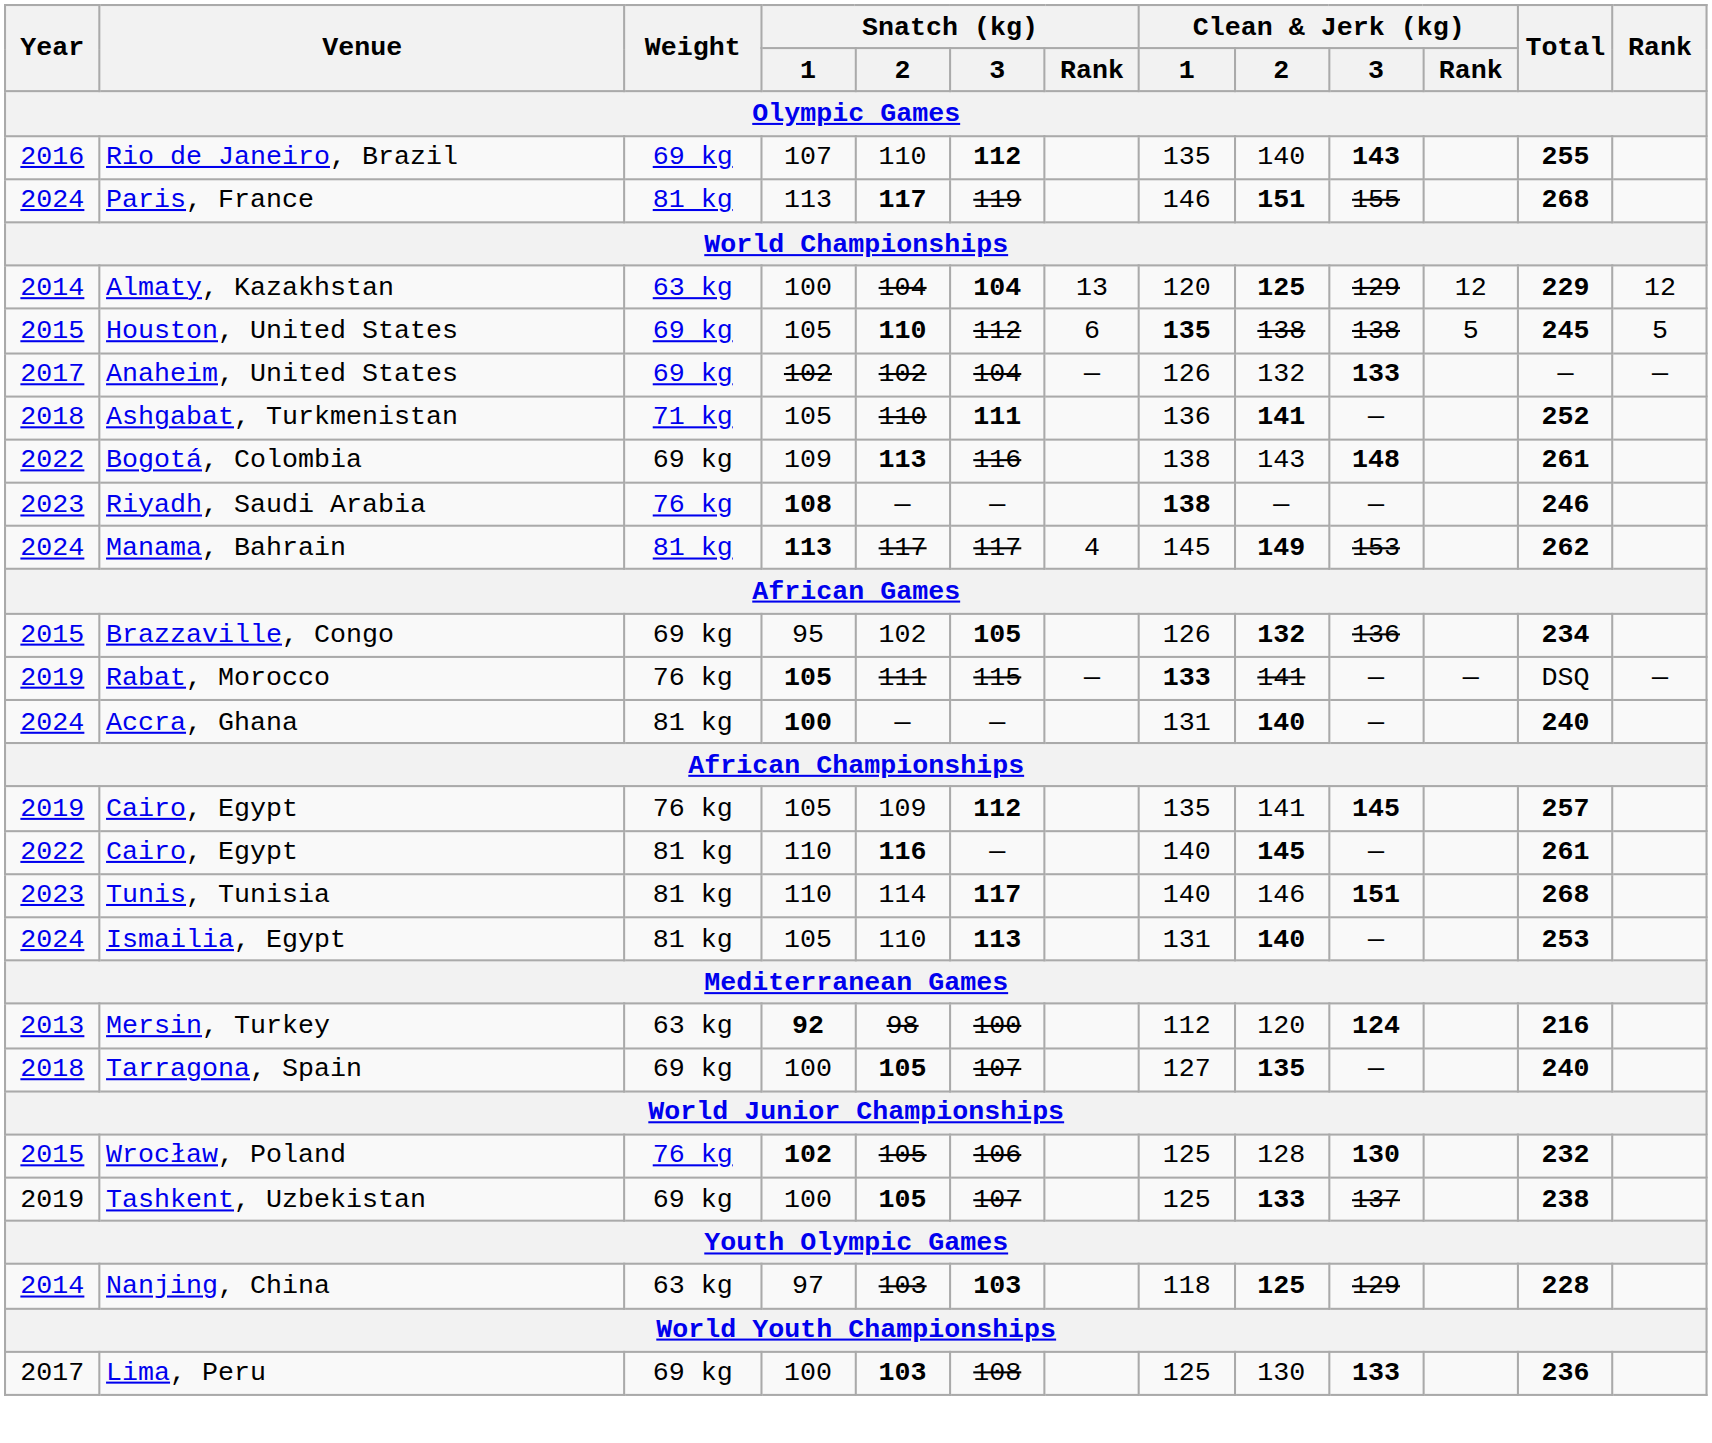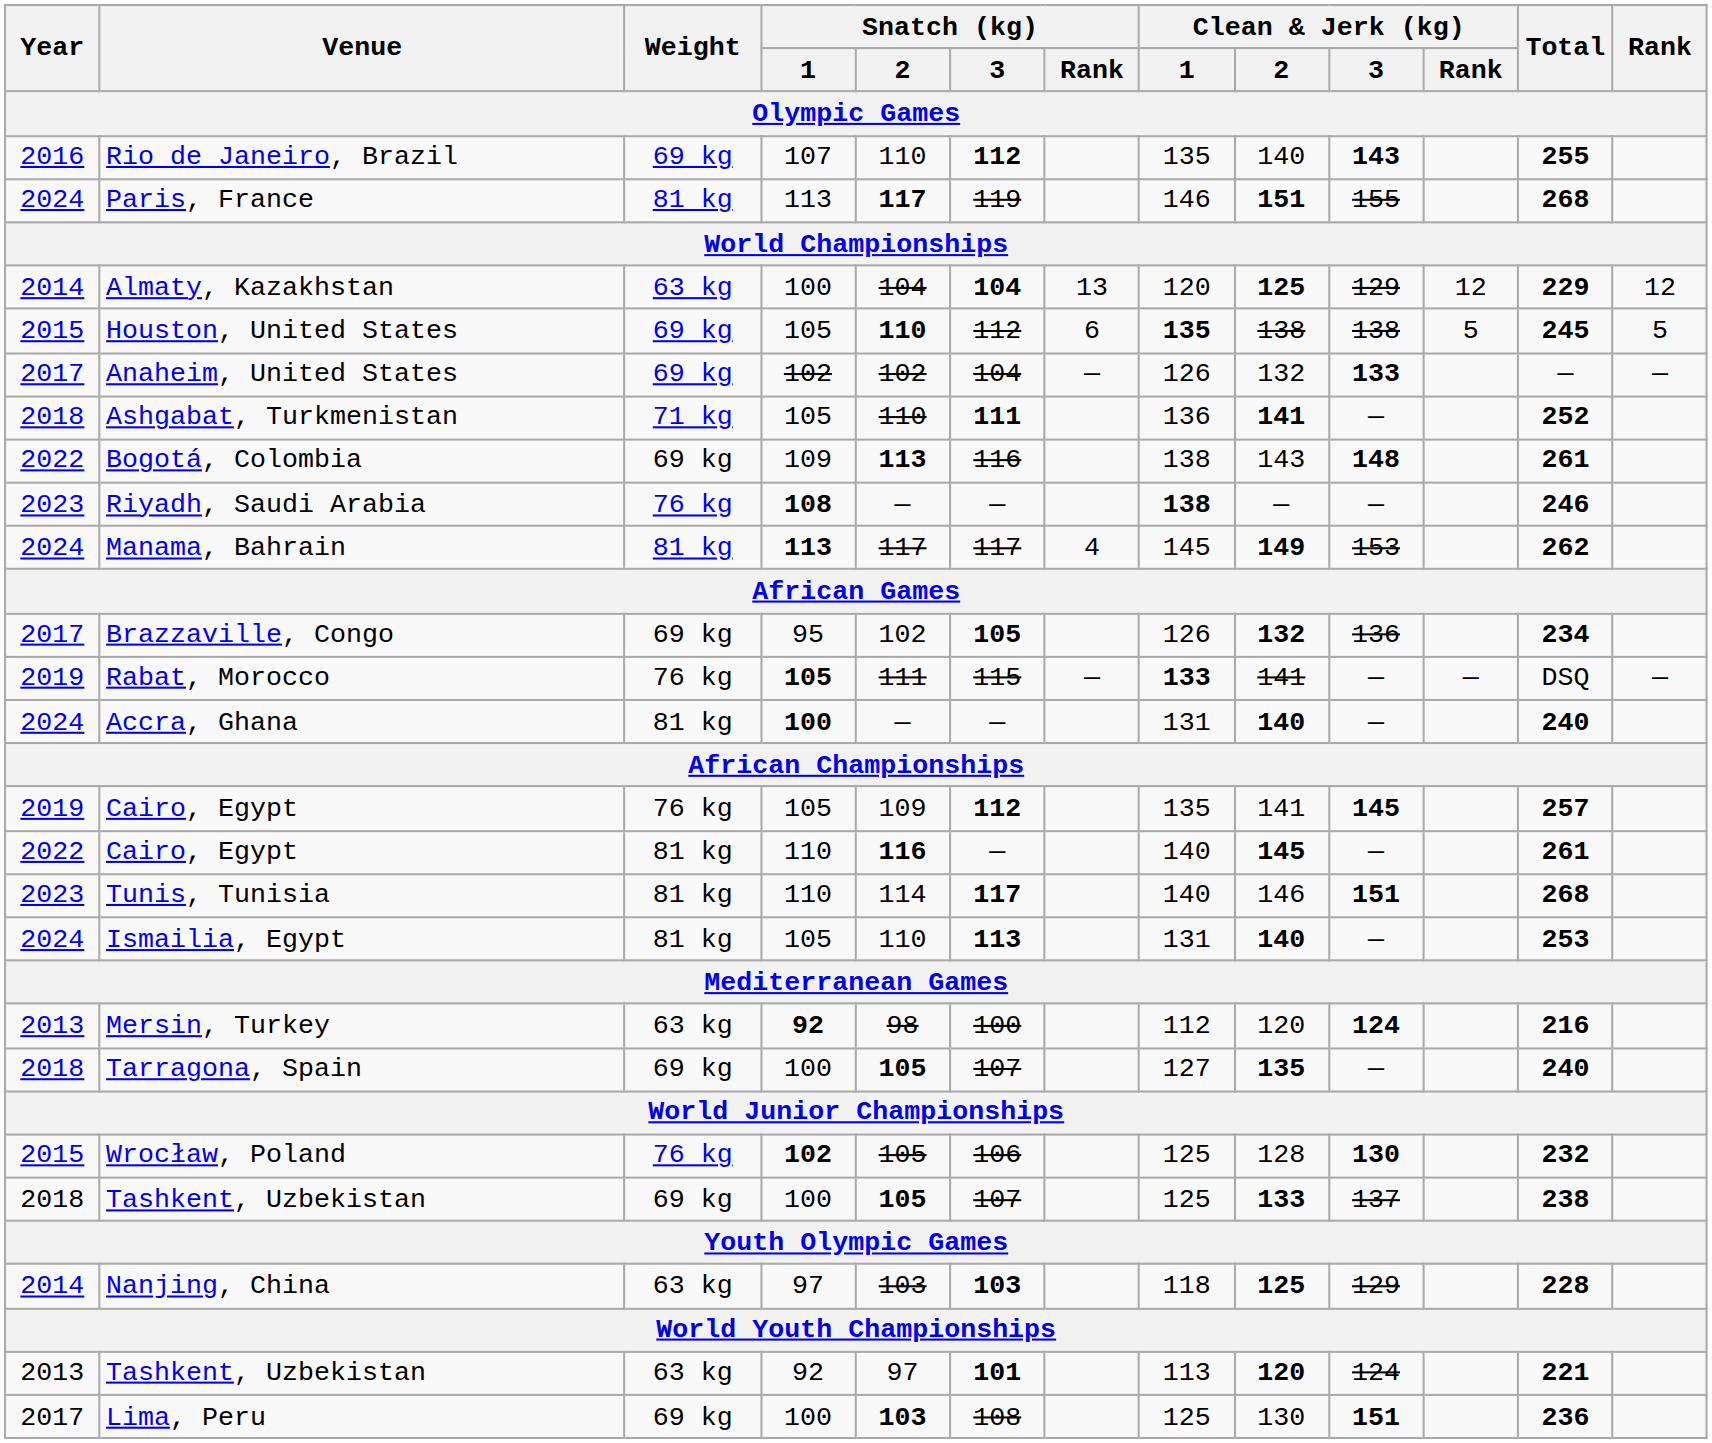(52, 635) 2015 -> (52, 635) 2017
(52, 1199) 2019 -> (52, 1199) 2018
+ row: (266, 1373)
(1376, 1373) 133 -> (1376, 1417) 151
